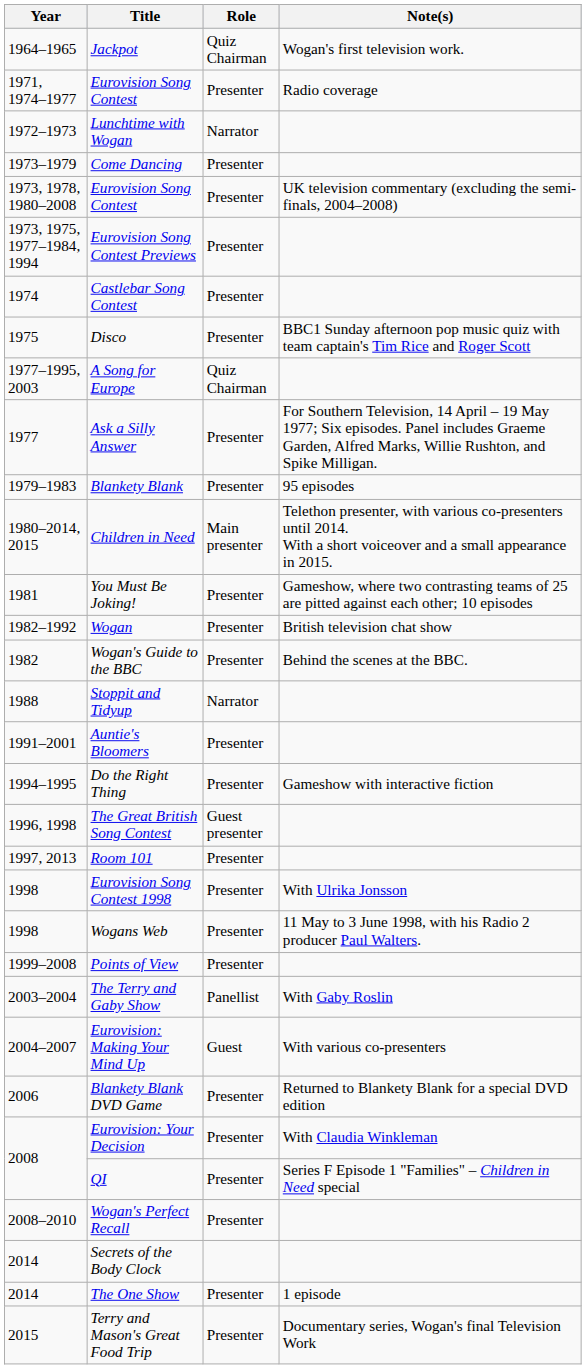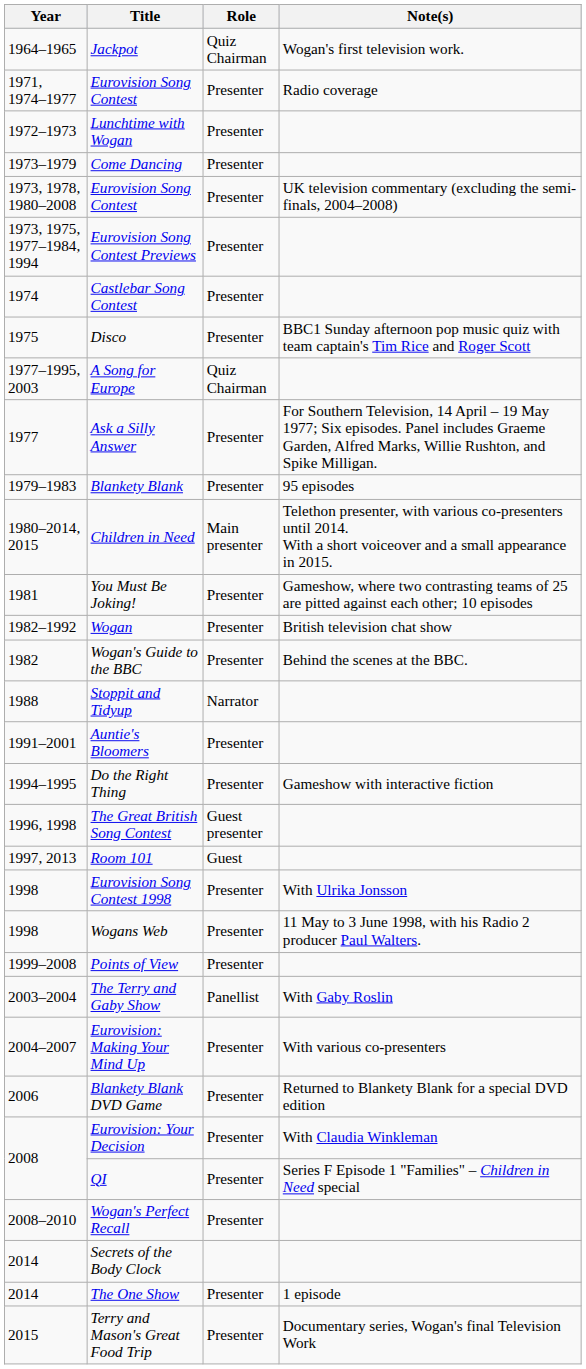(232, 131) Narrator -> (235, 131) Presenter
(235, 857) Presenter -> (224, 857) Guest
(224, 1046) Guest -> (235, 1046) Presenter
